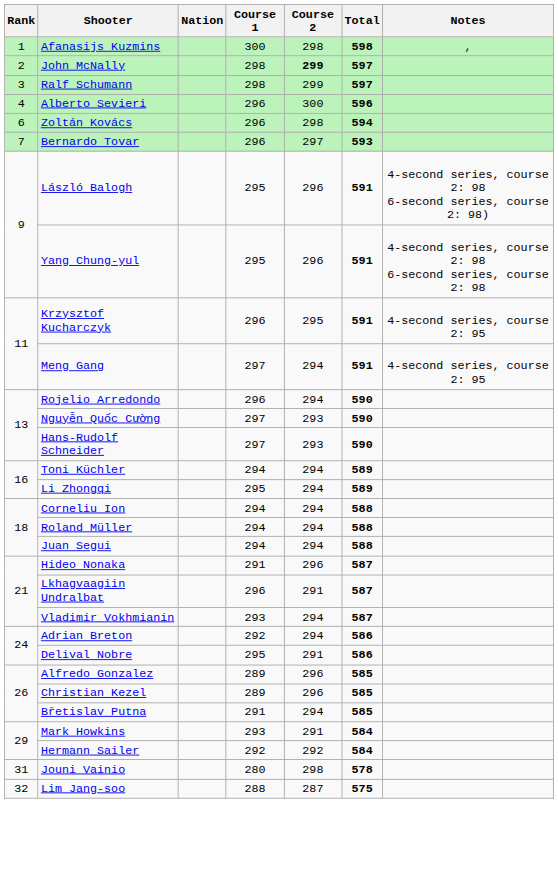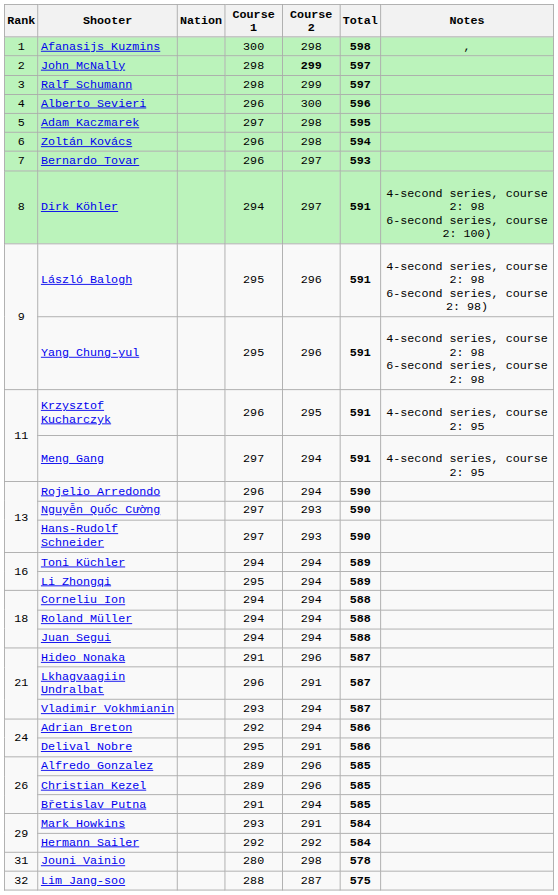+ row: (90, 123)
+ row: (80, 207)
